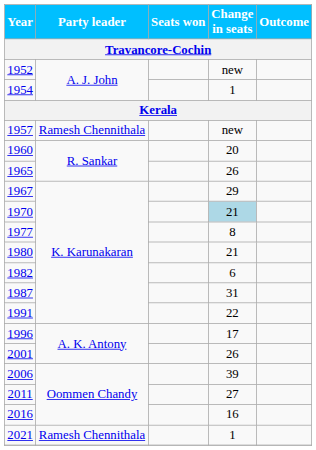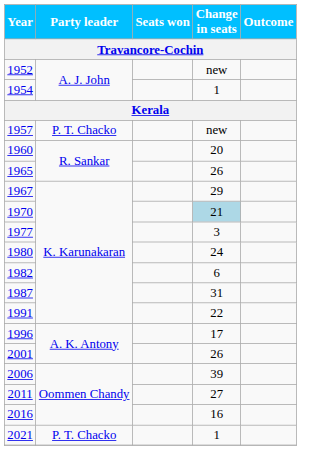(92, 130) Ramesh Chennithala -> (84, 130) P. T. Chacko
(232, 232) 8 -> (217, 232) 3
(232, 252) 21 -> (217, 252) 24
(92, 435) Ramesh Chennithala -> (84, 435) P. T. Chacko
